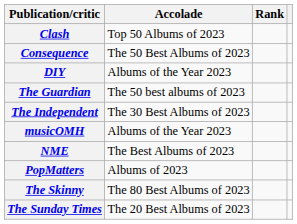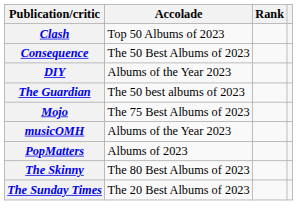- row: (55, 111)
+ row: (55, 111)
- row: (55, 151)
